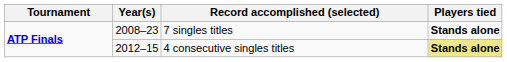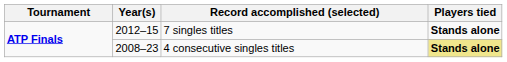(137, 30) 2008–23 -> (137, 30) 2012–15
(137, 48) 2012–15 -> (137, 48) 2008–23
